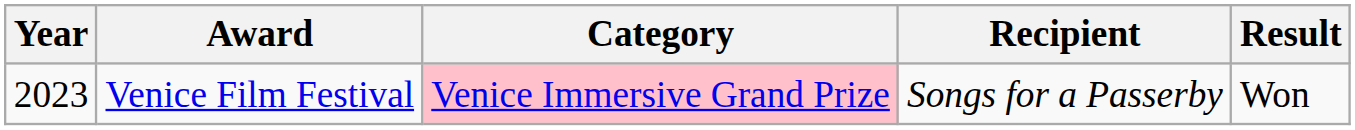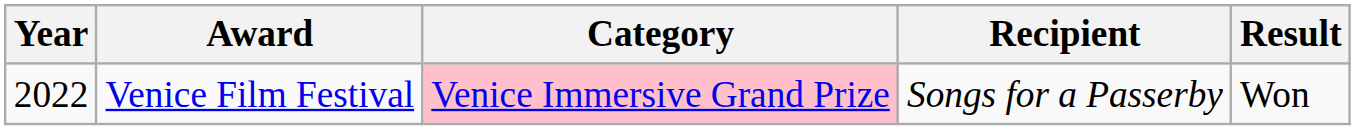(51, 93) 2023 -> (51, 93) 2022
